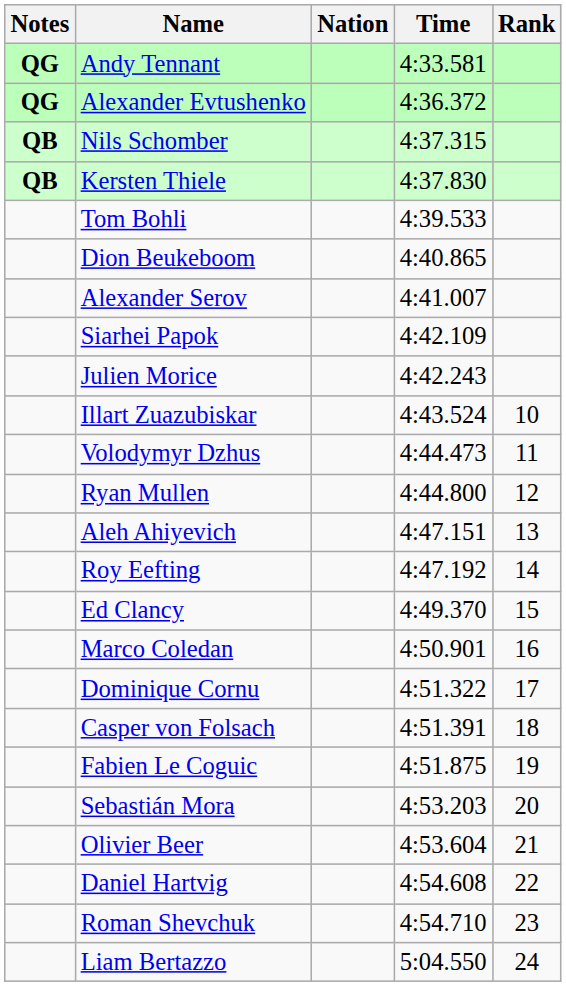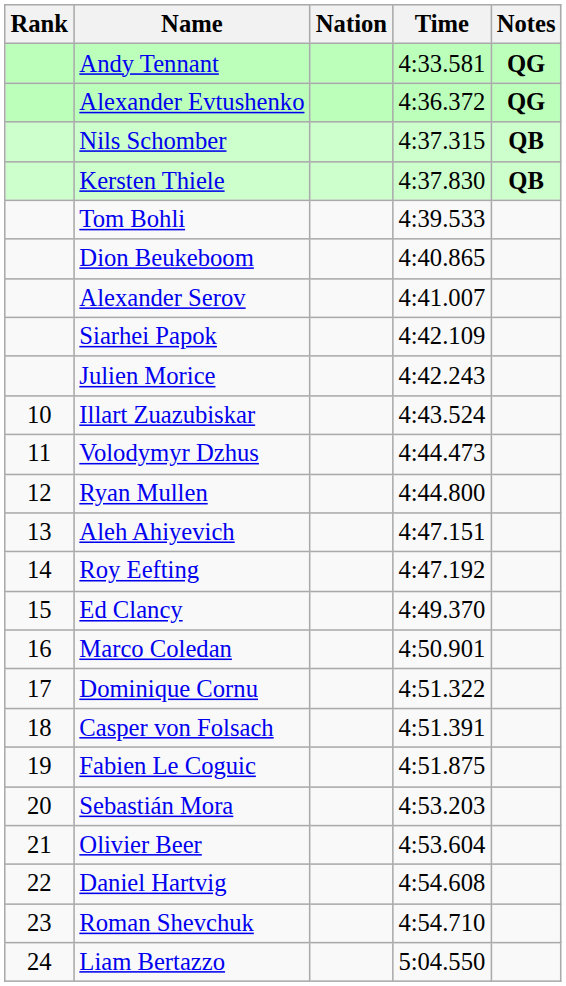columns swapped: (527, 24) <-> (40, 24)
